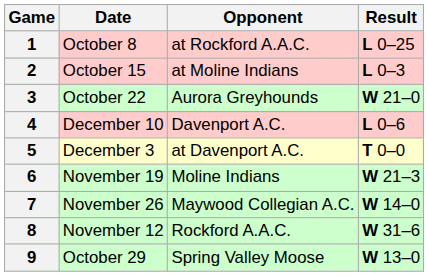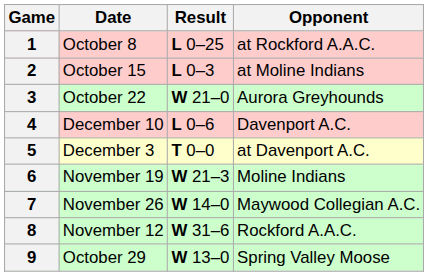columns swapped: (263, 17) <-> (391, 17)
